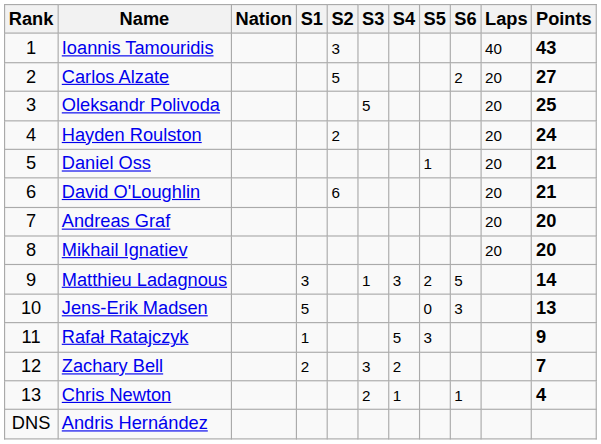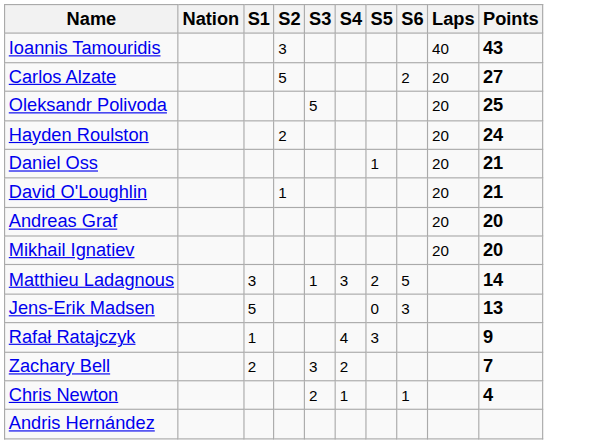- column: (31, 18)
(336, 193) 6 -> (283, 193) 1
(397, 338) 5 -> (344, 338) 4
